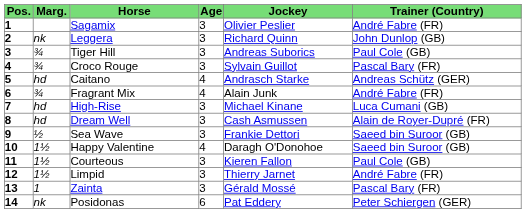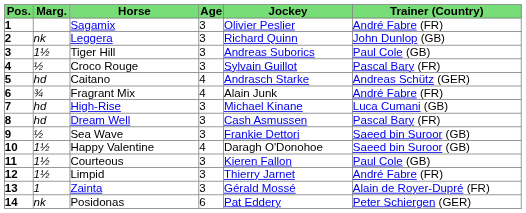(38, 52) ¾ -> (42, 52) 1½
(38, 66) ¾ -> (38, 66) ½
(421, 120) Alain de Royer-Dupré (FR) -> (397, 120) Pascal Bary (FR)
(397, 188) Pascal Bary (FR) -> (421, 188) Alain de Royer-Dupré (FR)
